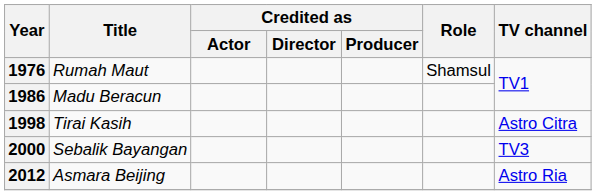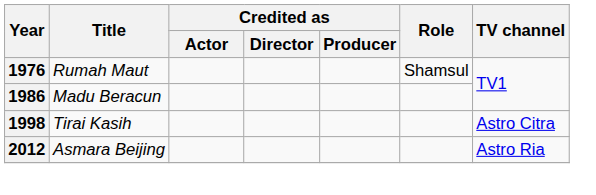- row: (27, 149)
